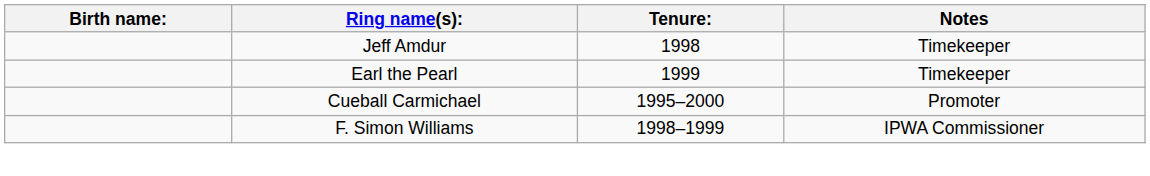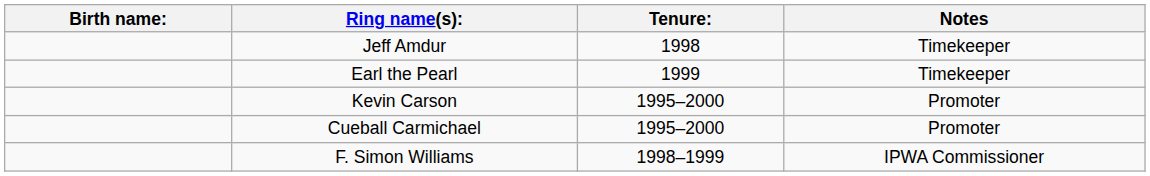+ row: (404, 101)
